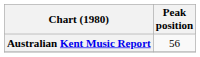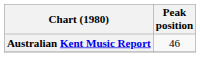(175, 43) 56 -> (175, 43) 46
